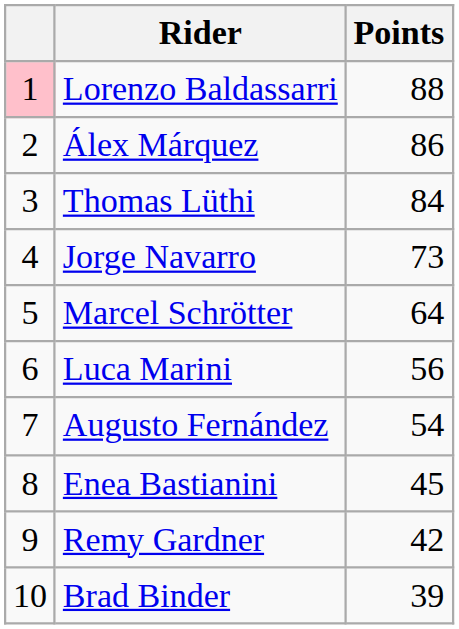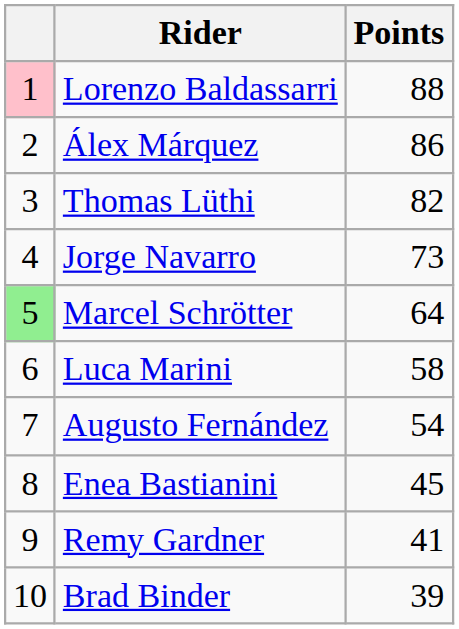(427, 201) 84 -> (427, 201) 82
(30, 313) no background -> (30, 313) lightgreen background
(427, 369) 56 -> (427, 369) 58
(427, 538) 42 -> (427, 538) 41
